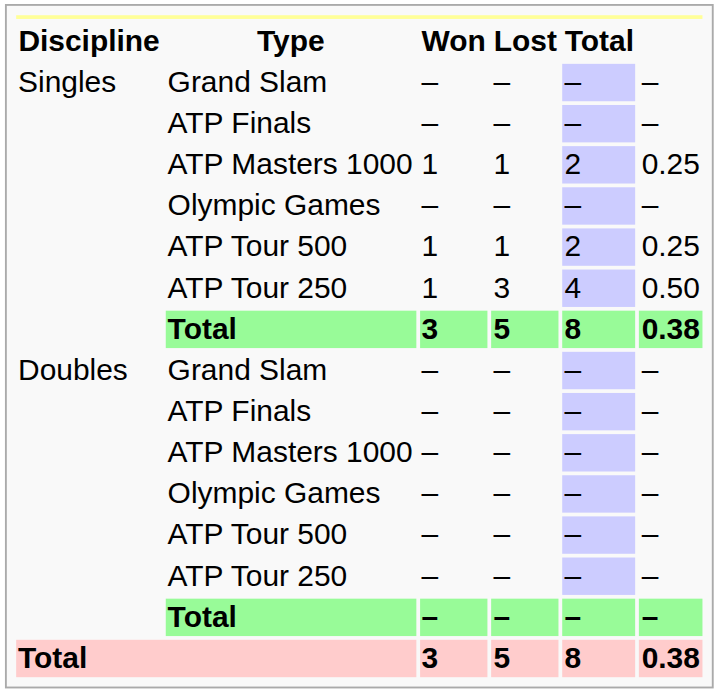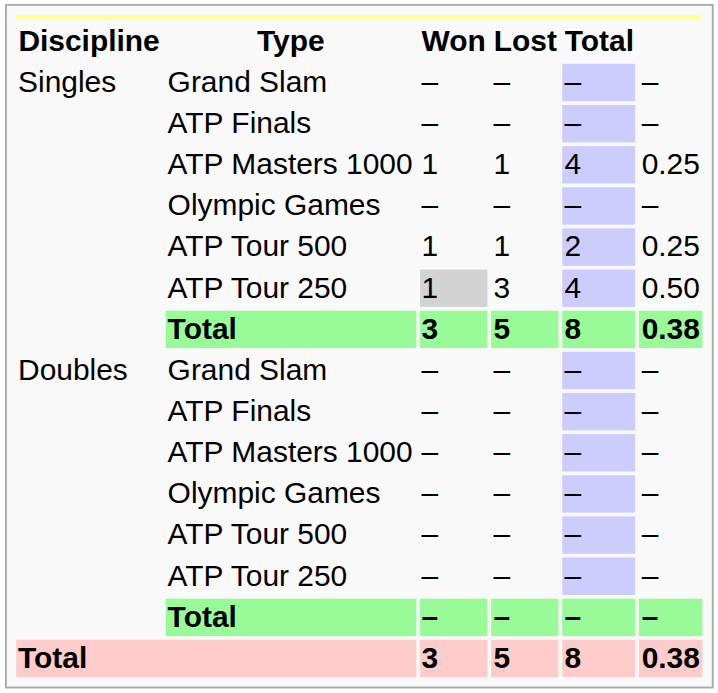(573, 164) 2 -> (573, 164) 4
(430, 288) no background -> (430, 288) lightgrey background
